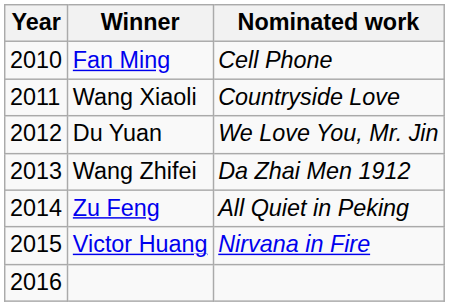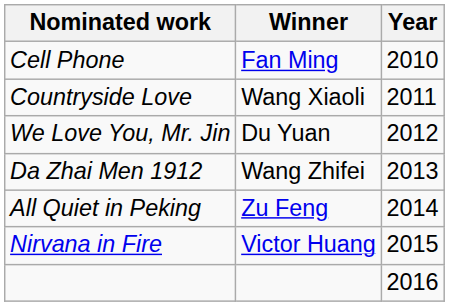columns swapped: (36, 23) <-> (328, 23)
